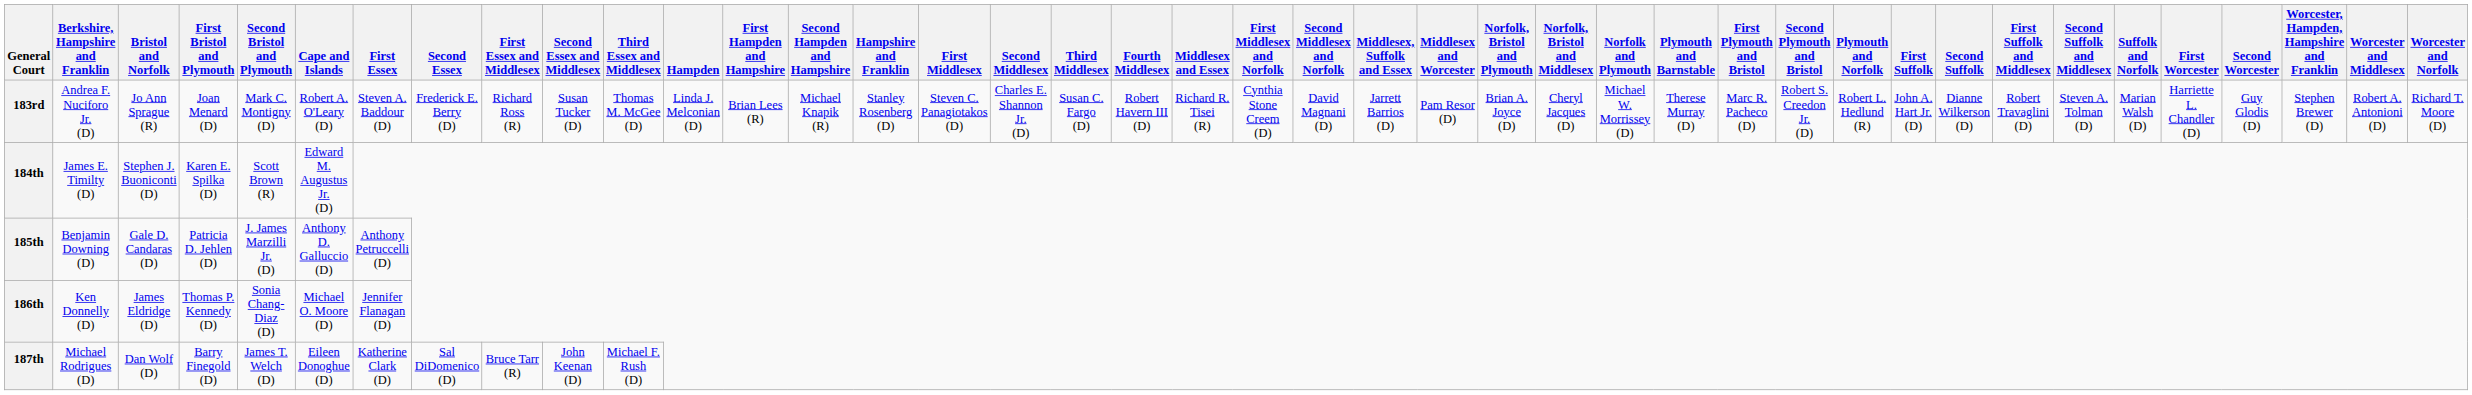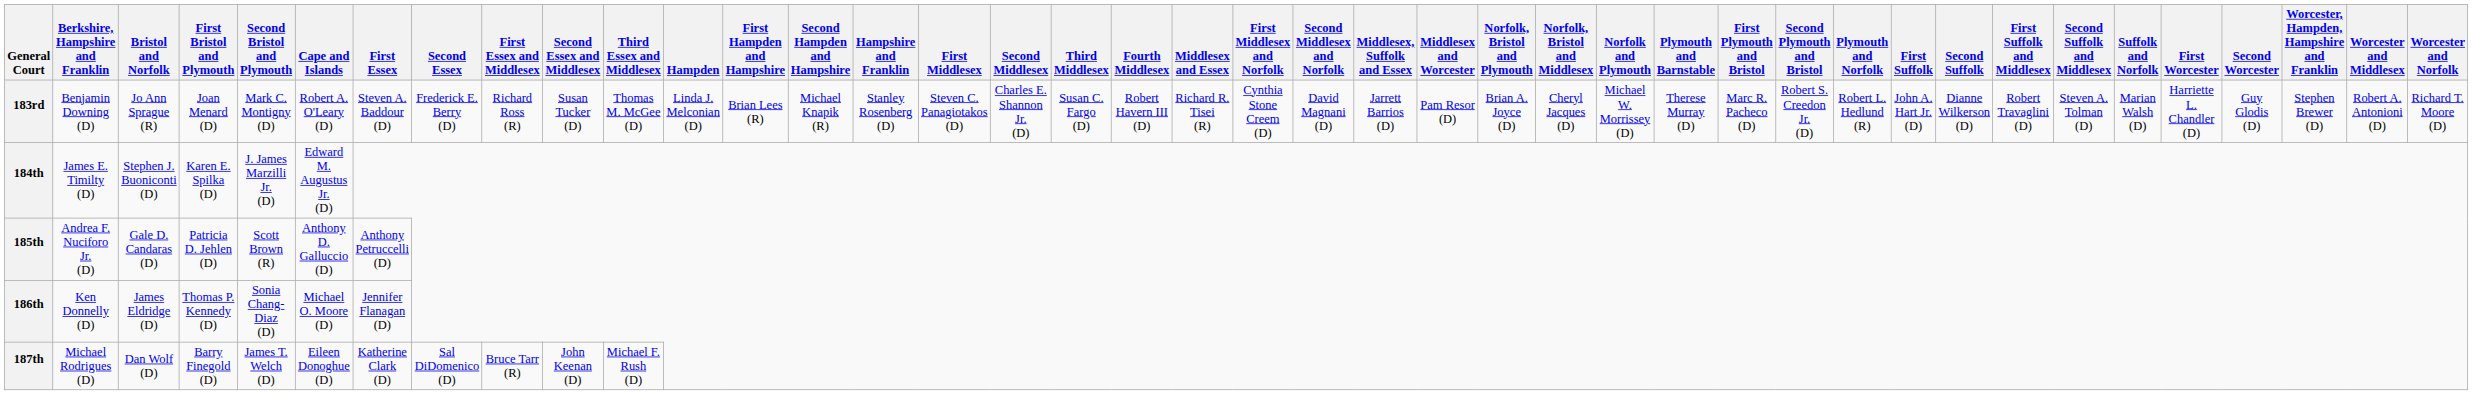(86, 111) Andrea F. Nuciforo Jr. (D) -> (86, 111) Benjamin Downing (D)
(266, 180) Scott Brown (R) -> (266, 180) J. James Marzilli Jr. (D)
(86, 249) Benjamin Downing (D) -> (86, 249) Andrea F. Nuciforo Jr. (D)
(266, 249) J. James Marzilli Jr. (D) -> (266, 249) Scott Brown (R)
